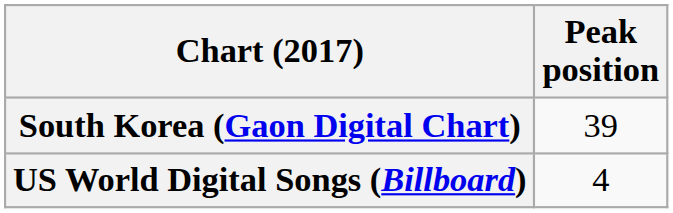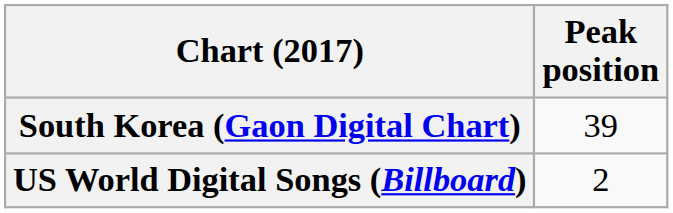(601, 179) 4 -> (601, 179) 2
